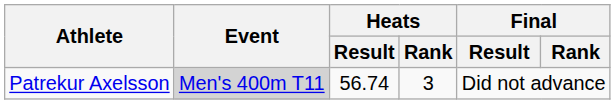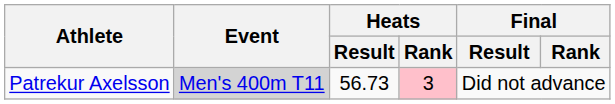(364, 84) 56.74 -> (364, 84) 56.73
(428, 84) no background -> (428, 84) pink background
